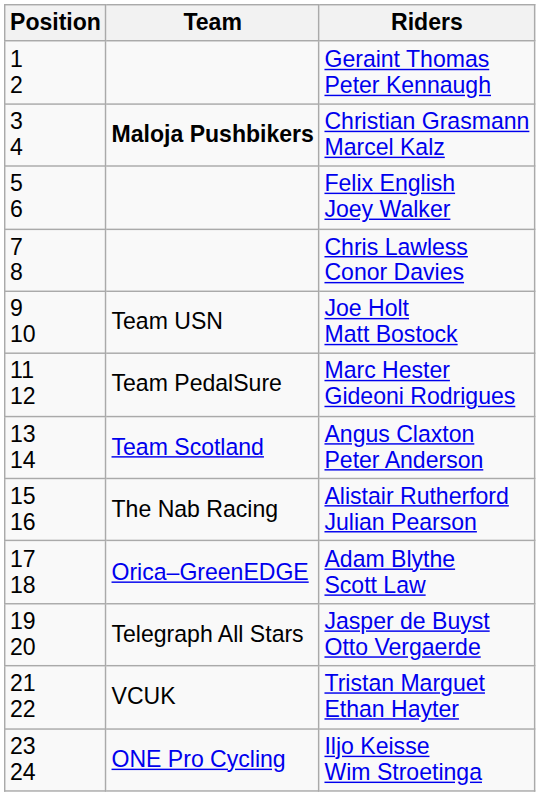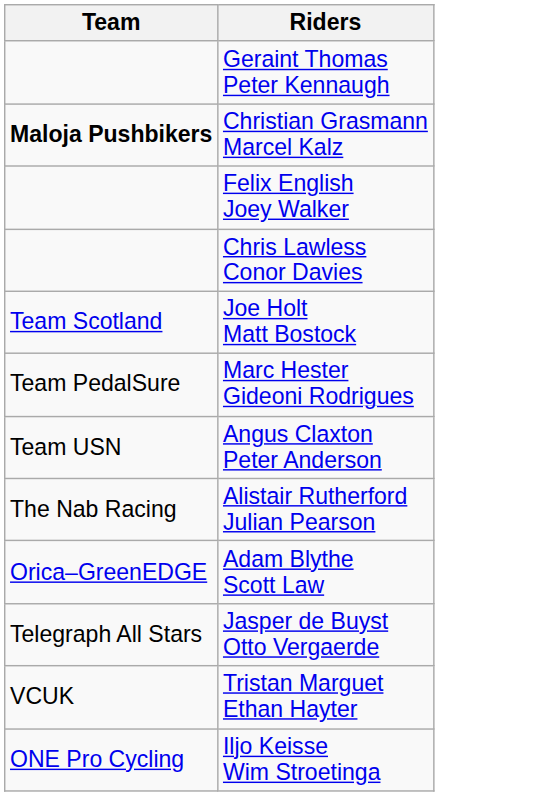- column: (55, 22)
(167, 322) Team USN -> (86, 322) Team Scotland
(188, 447) Team Scotland -> (66, 447) Team USN
